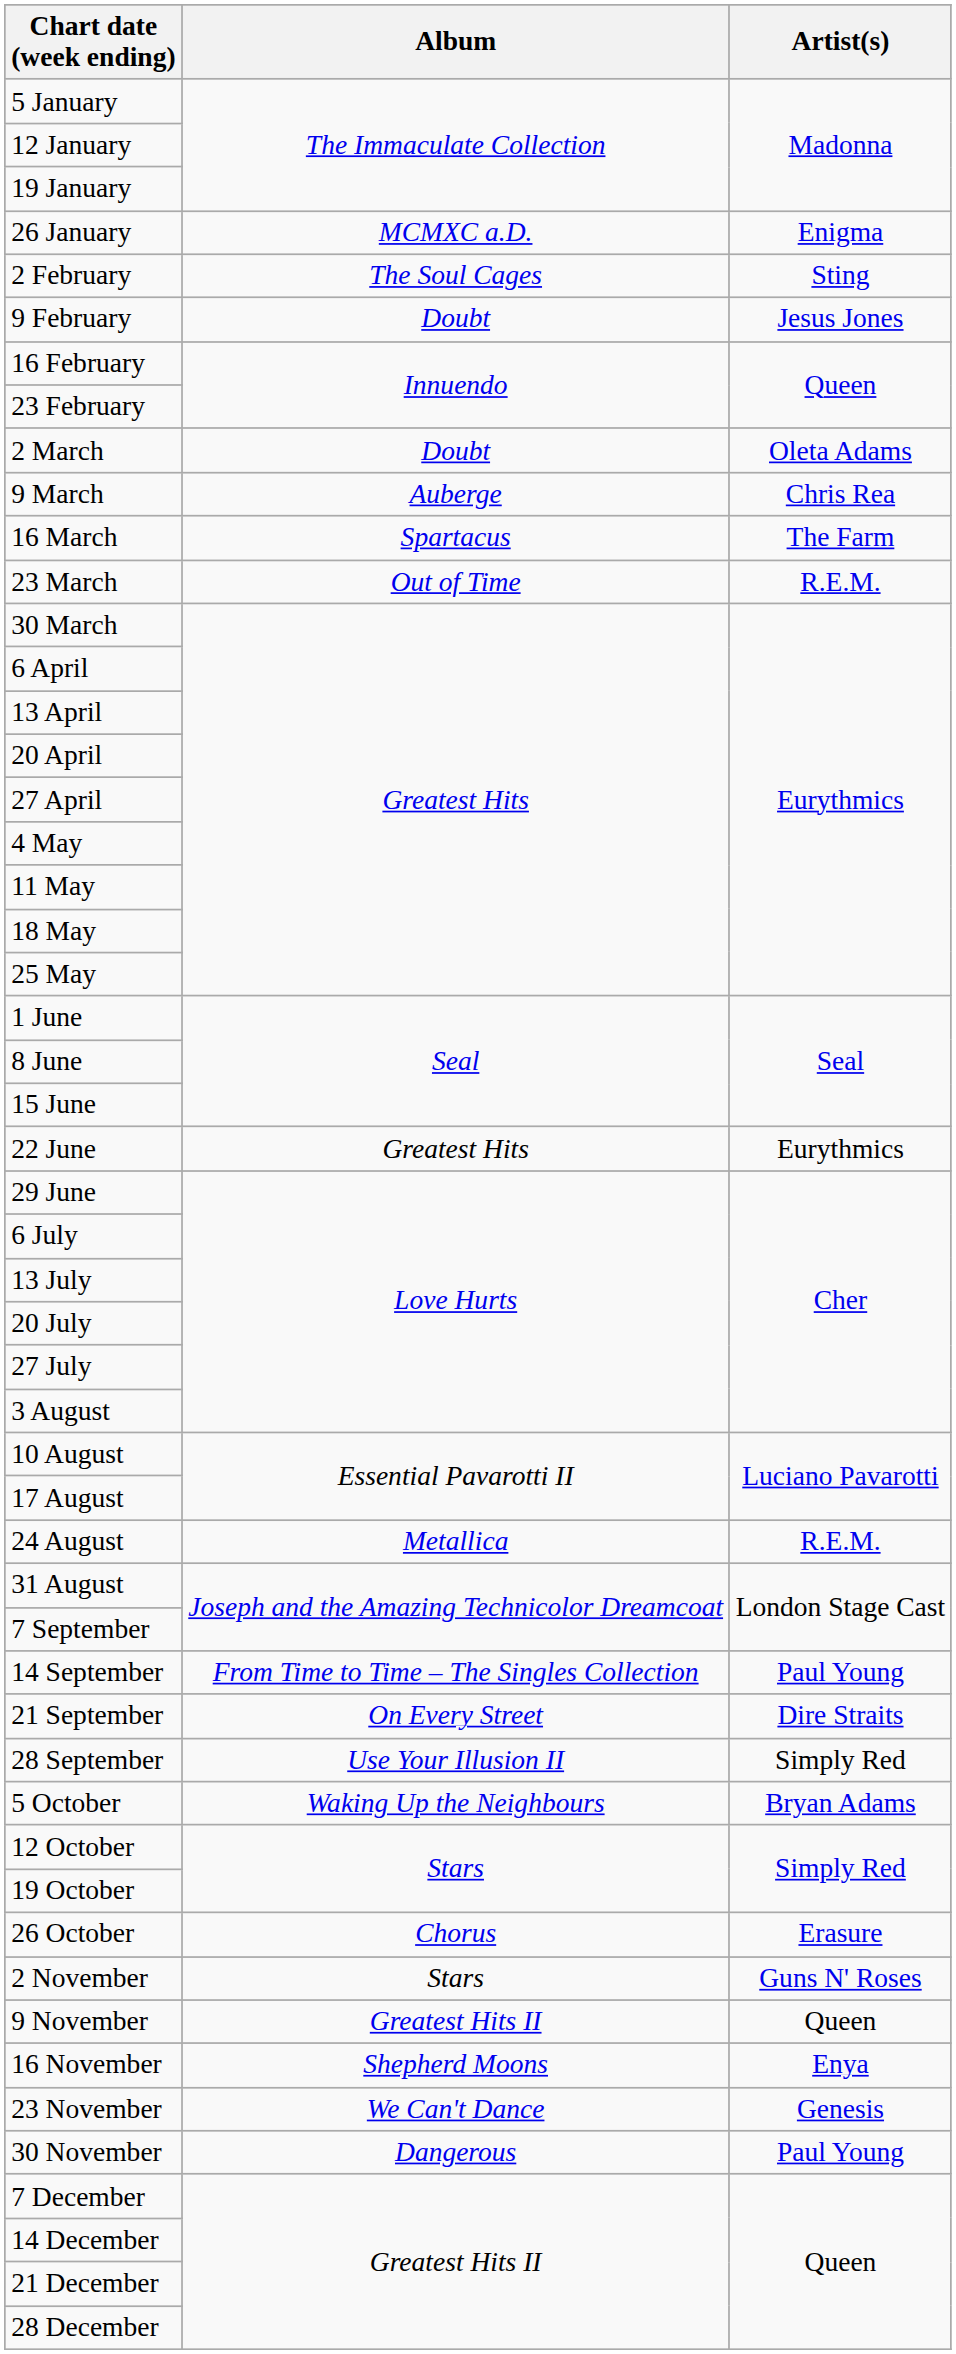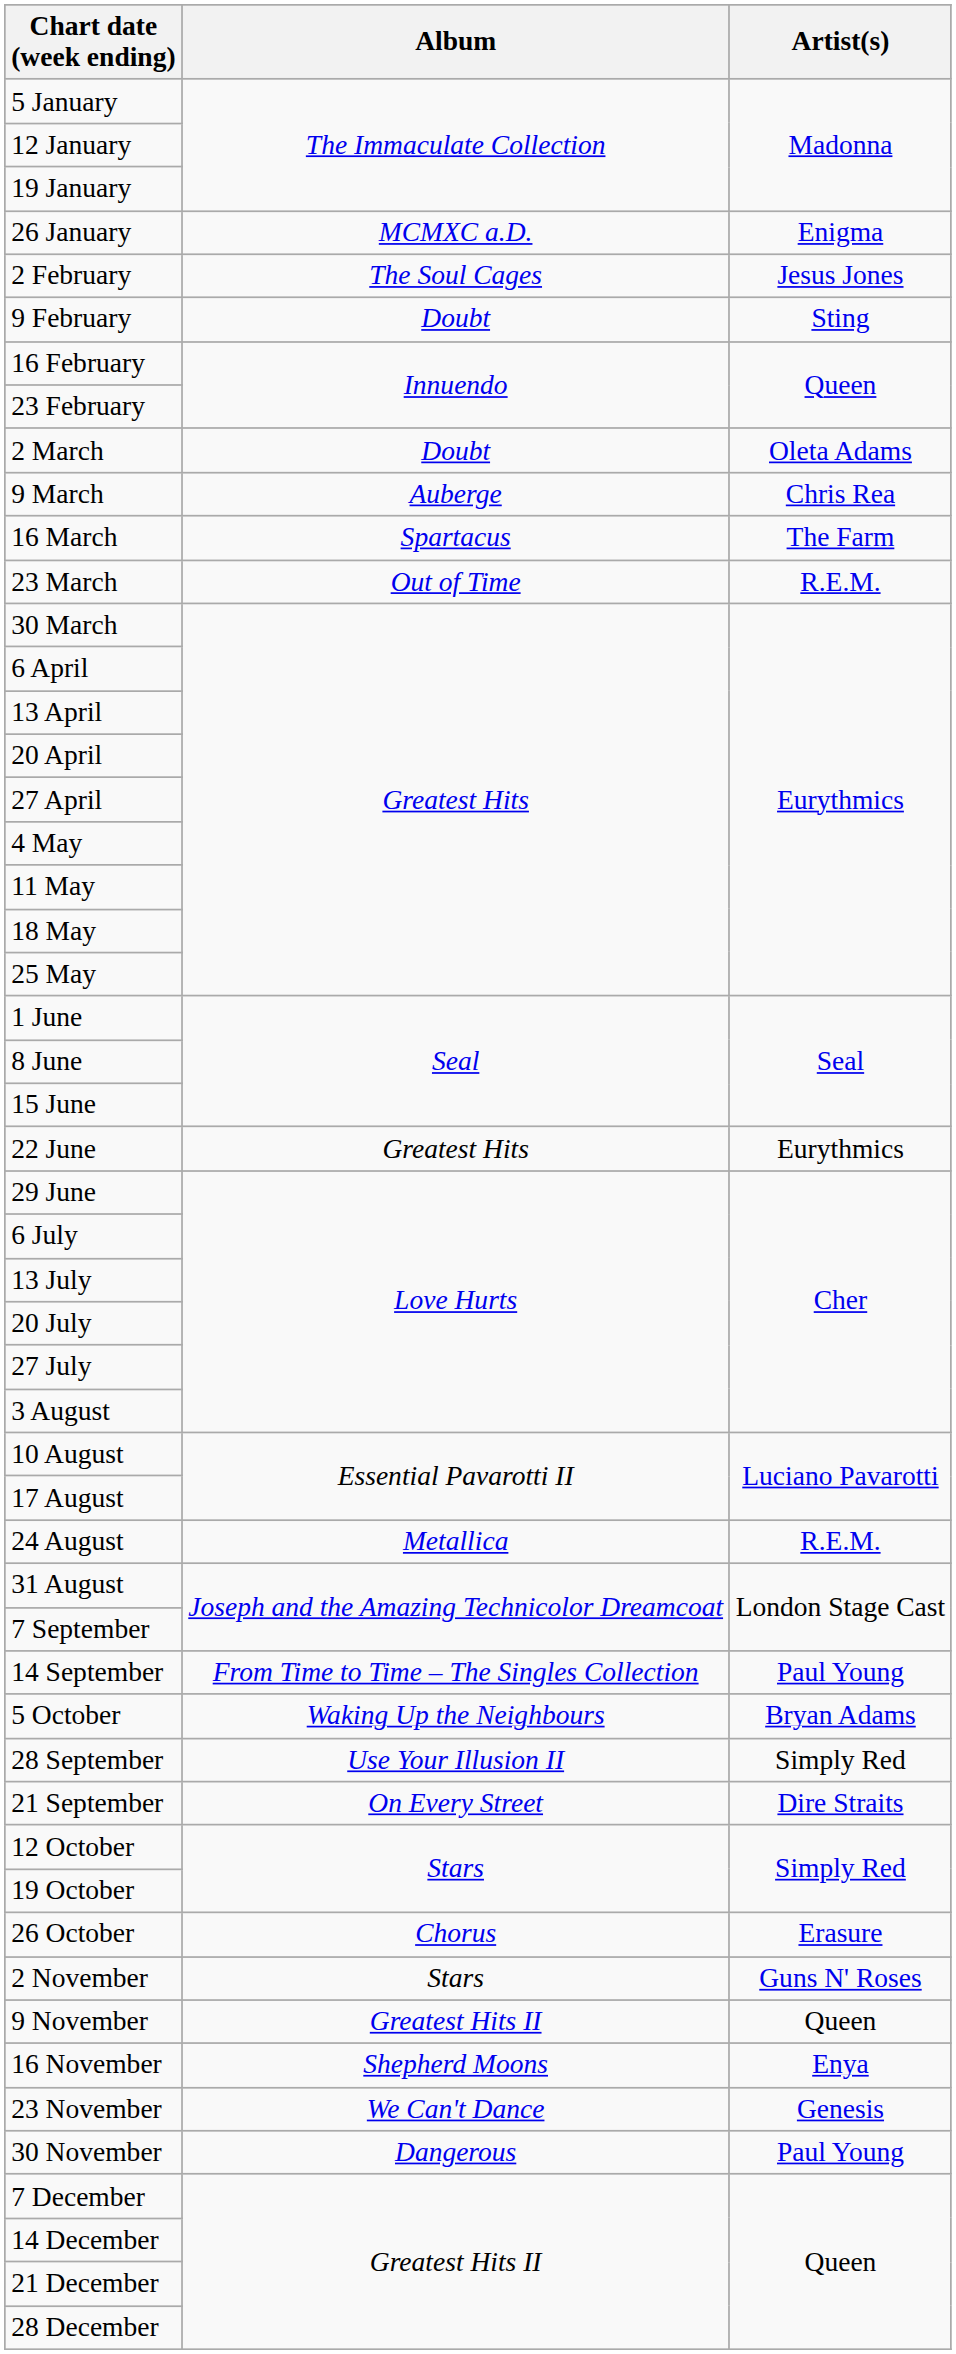(840, 275) Sting -> (840, 275) Jesus Jones
(840, 319) Jesus Jones -> (840, 319) Sting
rows swapped: (87, 1715) <-> (66, 1803)
